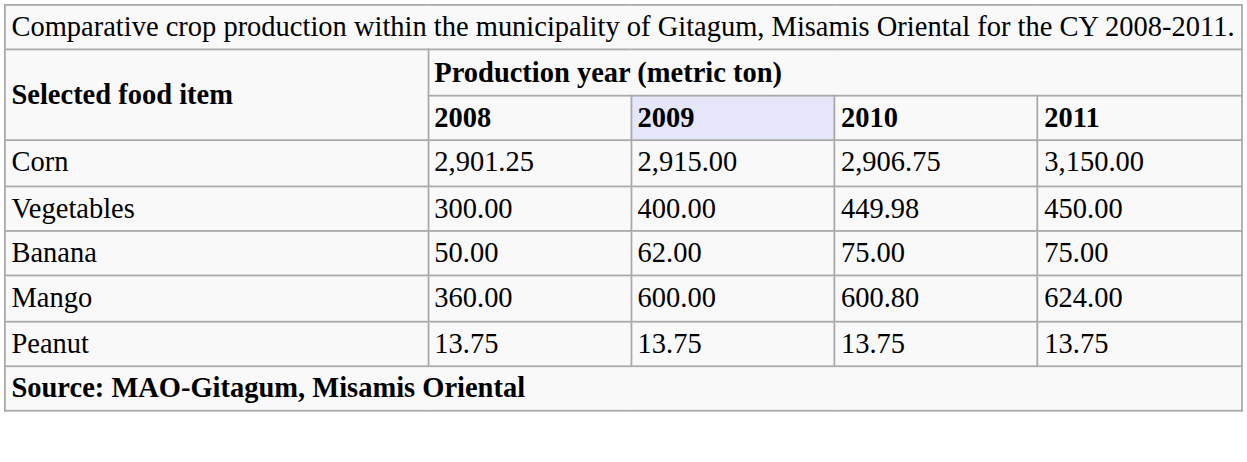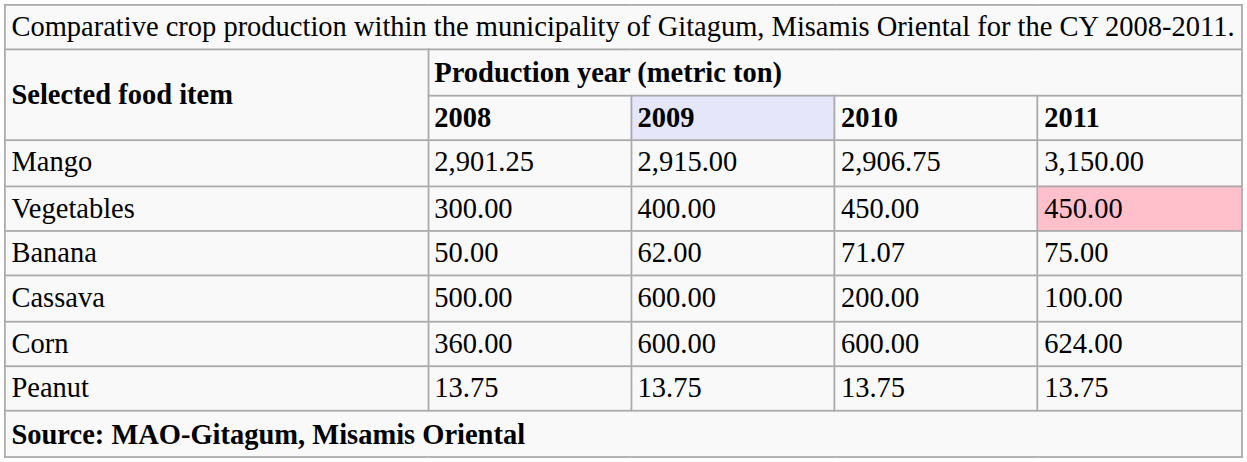(40, 162) Corn -> (52, 162) Mango
(880, 207) 449.98 -> (880, 207) 450.00
(1083, 207) no background -> (1083, 207) pink background
(873, 252) 75.00 -> (873, 252) 71.07
+ row: (473, 298)
(52, 298) Mango -> (40, 343) Corn
(880, 298) 600.80 -> (880, 343) 600.00
